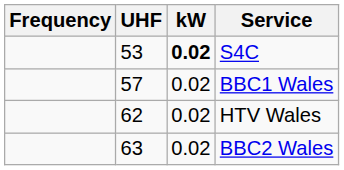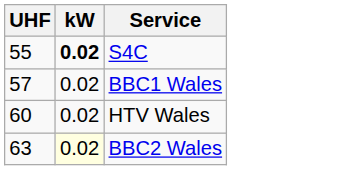- column: (60, 20)
(132, 52) 53 -> (20, 52) 55
(132, 116) 62 -> (20, 116) 60
(191, 148) no background -> (80, 148) lightyellow background
